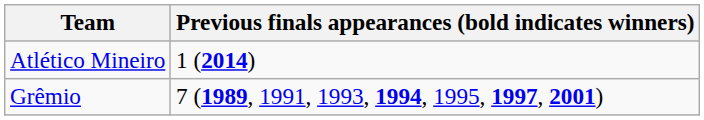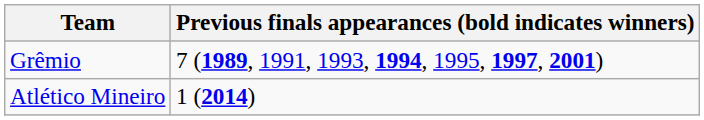rows swapped: (88, 59) <-> (46, 96)
